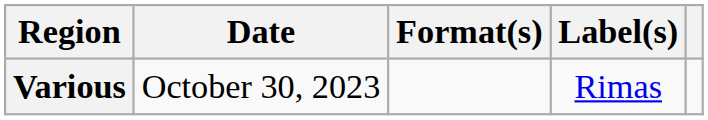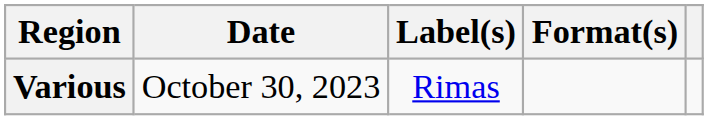columns swapped: (469, 31) <-> (618, 31)
